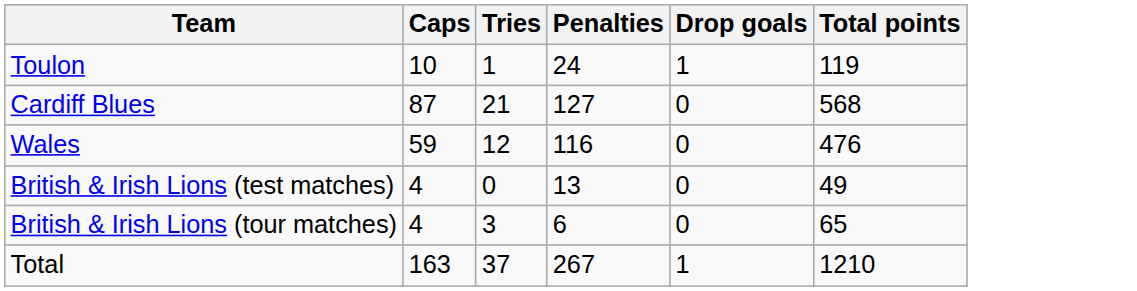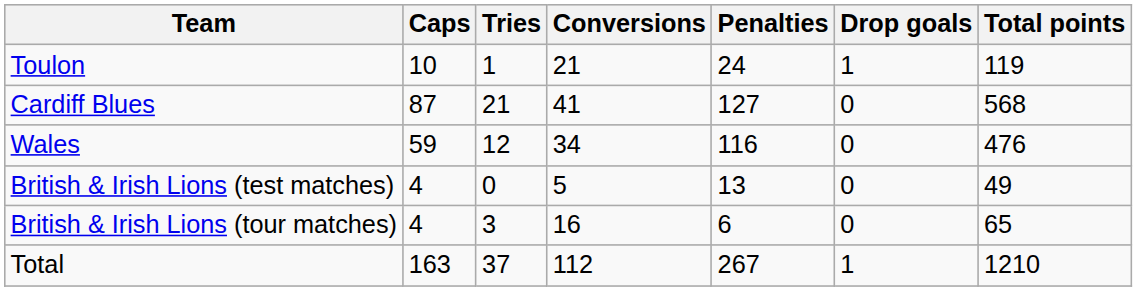+ column: (629, 24)
